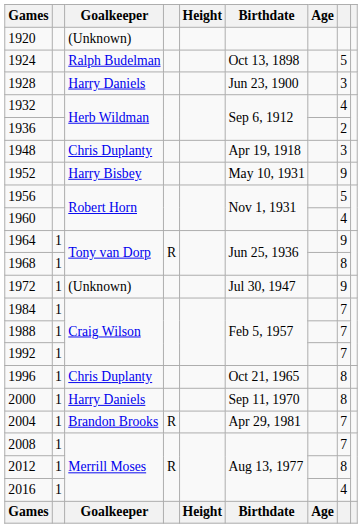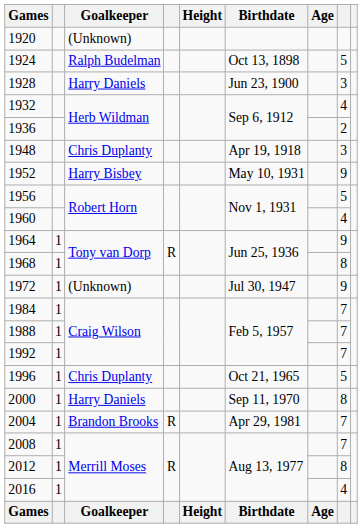(344, 377) 8 -> (344, 377) 5
